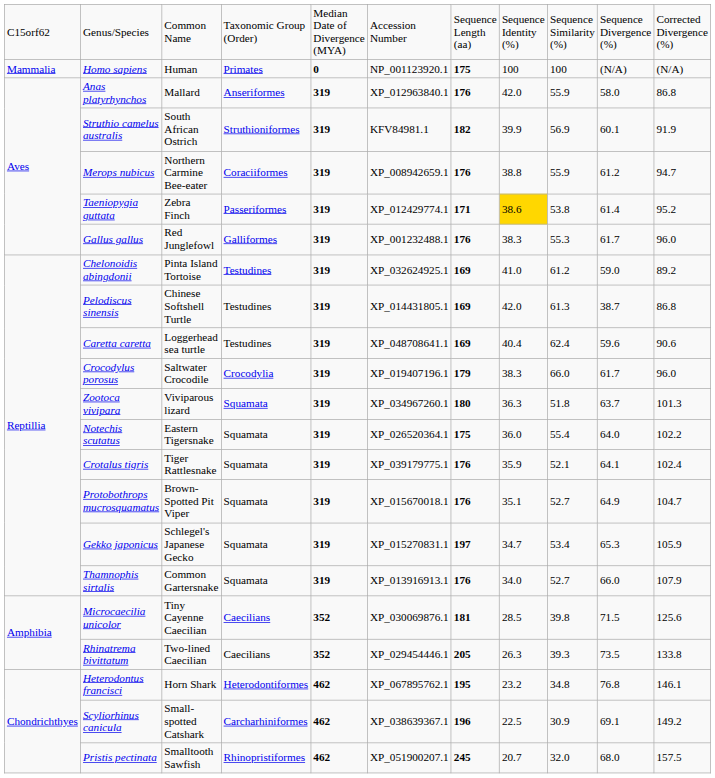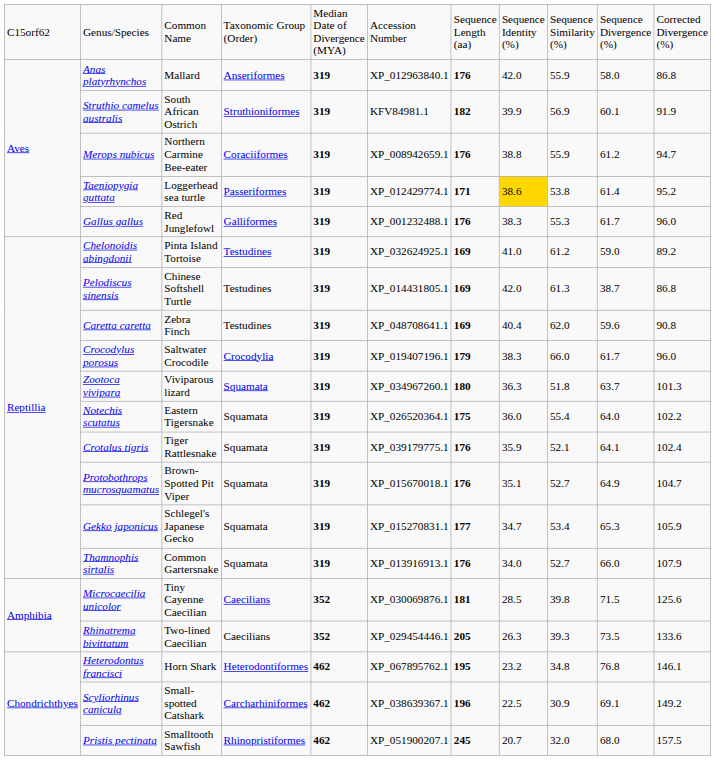- row: (115, 68)
(177, 209) Zebra Finch -> (191, 191) Loggerhead sea turtle
(191, 343) Loggerhead sea turtle -> (177, 325) Zebra Finch
(560, 343) 62.4 -> (560, 325) 62.0
(666, 343) 90.6 -> (666, 325) 90.8
(462, 544) 197 -> (462, 526) 177
(669, 654) 133.8 -> (669, 636) 133.6
